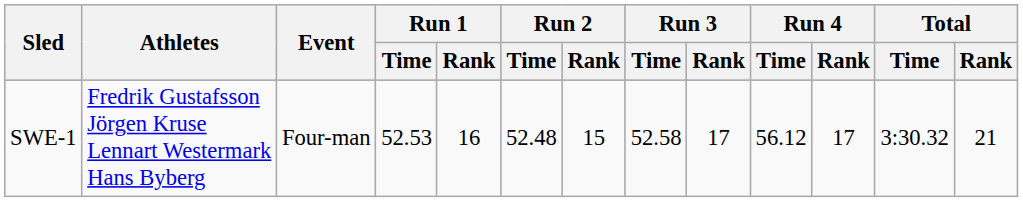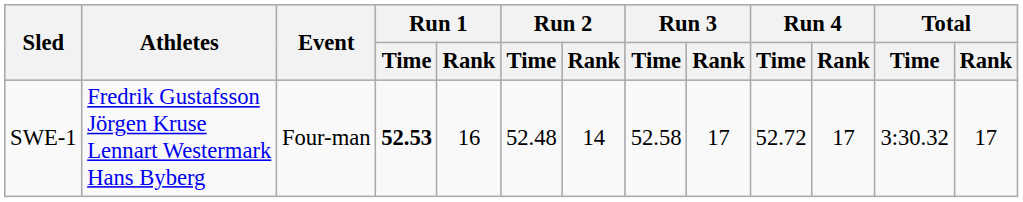(407, 138) normal -> (407, 138) bold
(594, 138) 15 -> (594, 138) 14
(781, 138) 56.12 -> (781, 138) 52.72
(986, 138) 21 -> (986, 138) 17
